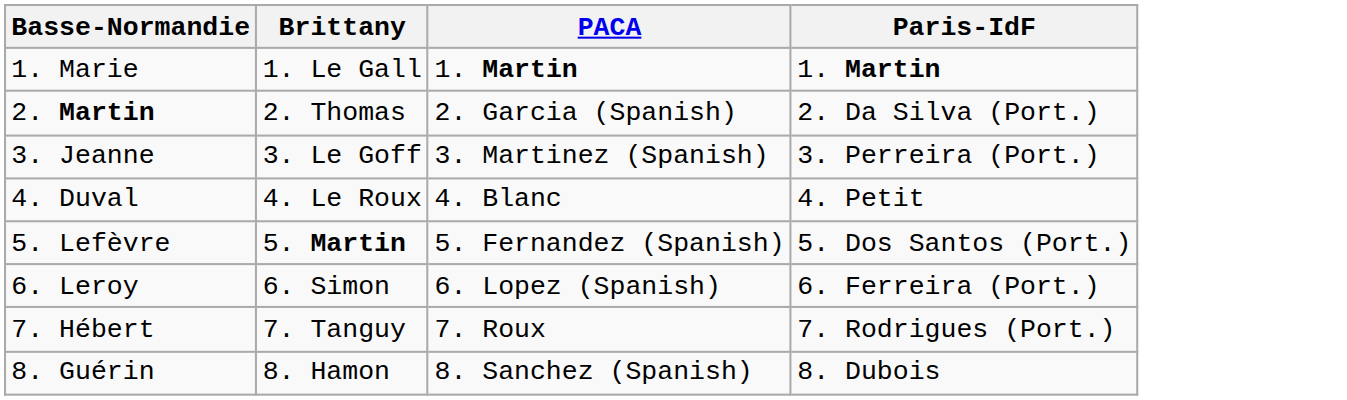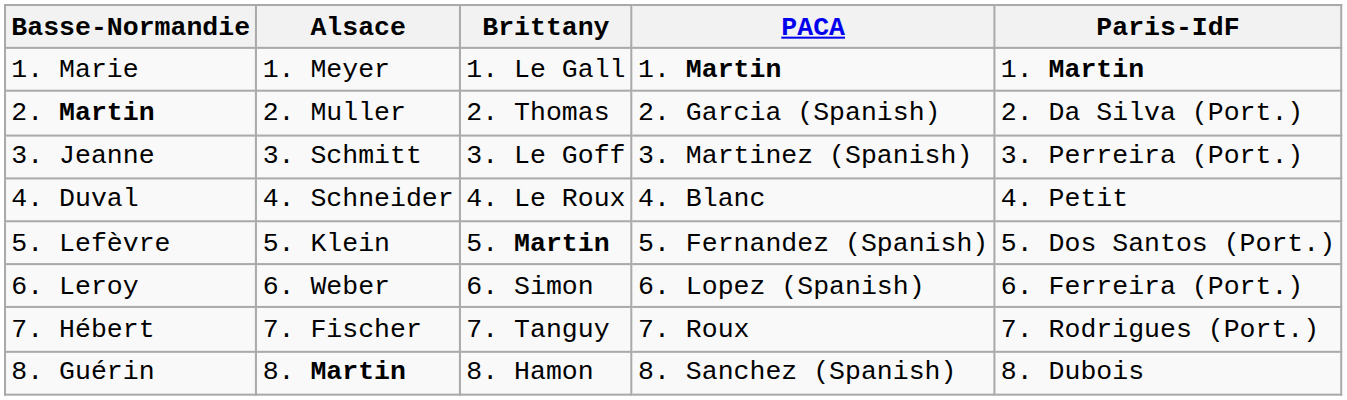+ column: (358, 27)
